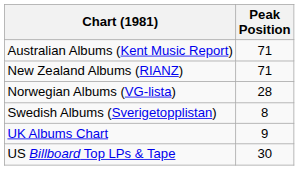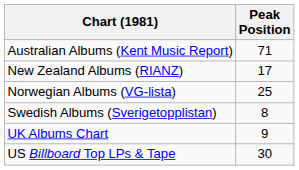(265, 71) 71 -> (265, 71) 17
(265, 92) 28 -> (265, 92) 25
